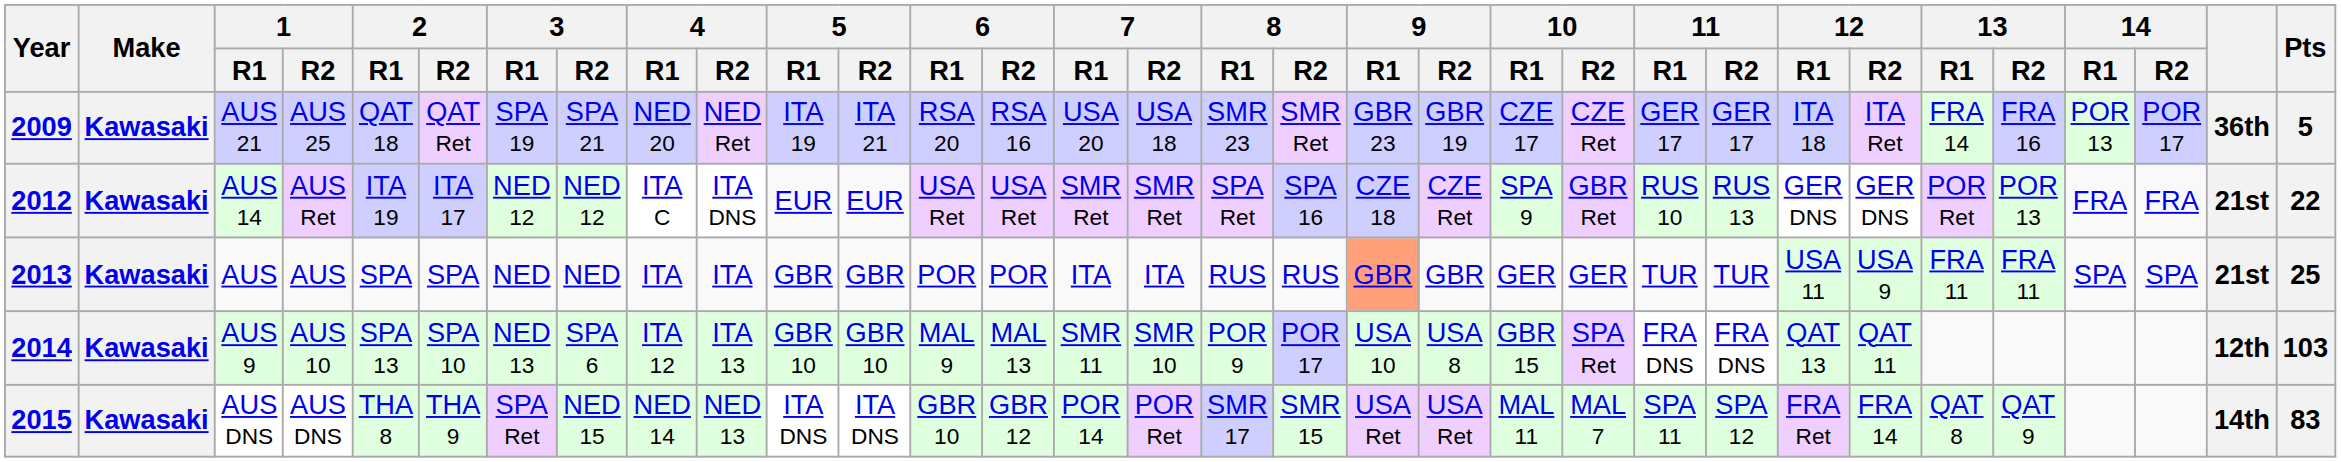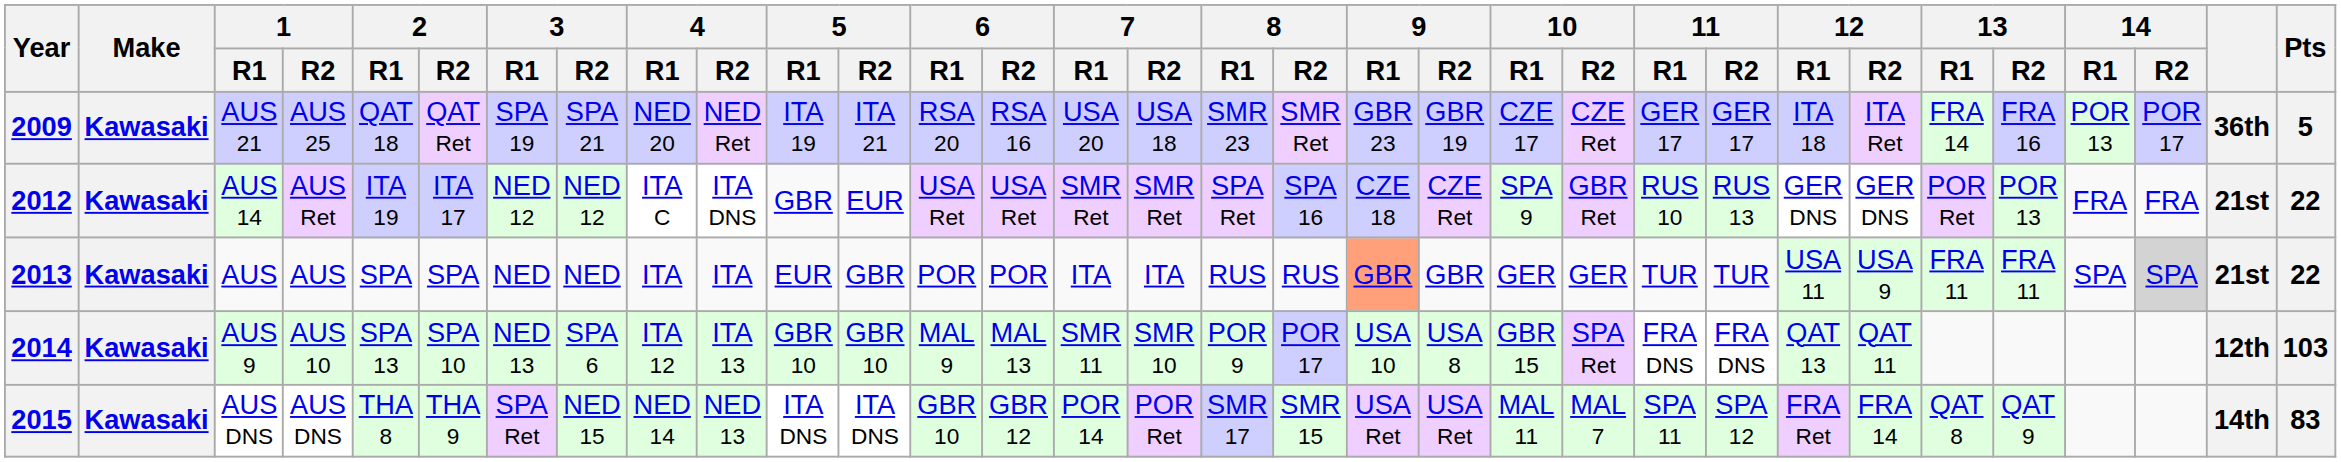(803, 201) EUR -> (803, 201) GBR
(803, 274) GBR -> (803, 274) EUR
(2172, 274) no background -> (2172, 274) lightgrey background
(2305, 274) 25 -> (2305, 274) 22
